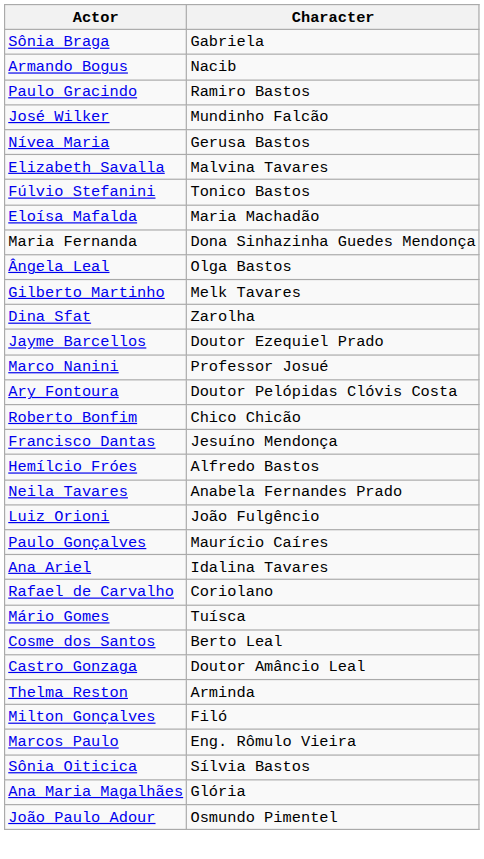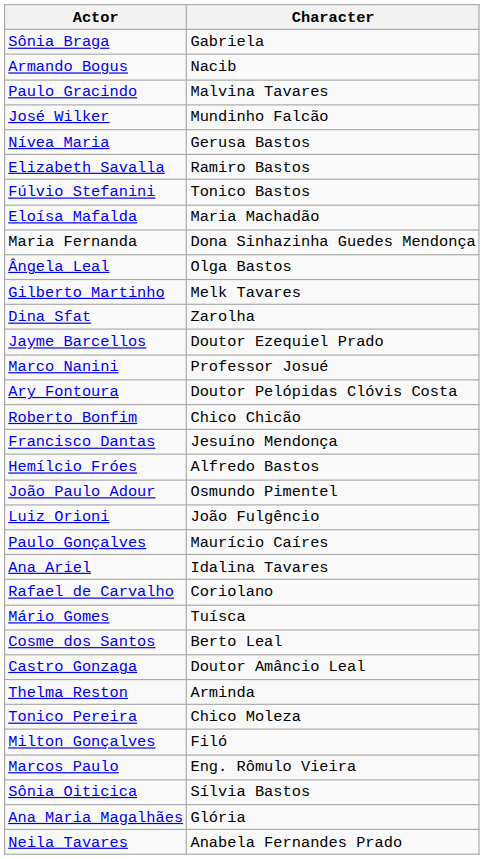(250, 92) Ramiro Bastos -> (260, 92) Malvina Tavares
(260, 167) Malvina Tavares -> (250, 167) Ramiro Bastos
rows swapped: (68, 492) <-> (82, 817)
+ row: (73, 717)
